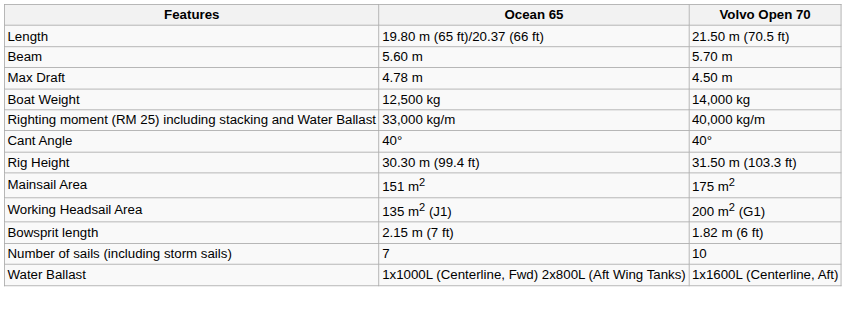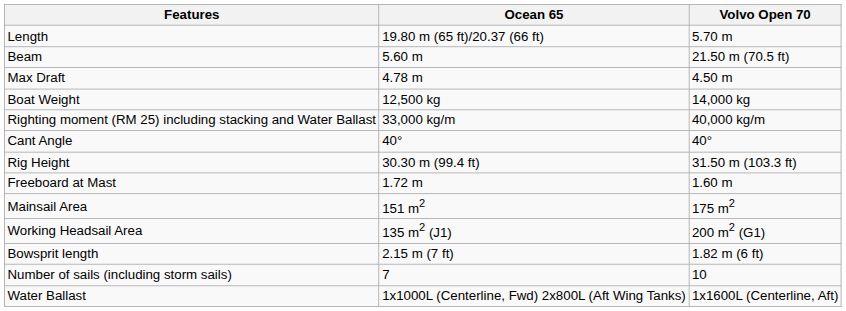(741, 36) 21.50 m (70.5 ft) -> (712, 36) 5.70 m
(712, 57) 5.70 m -> (741, 57) 21.50 m (70.5 ft)
+ row: (62, 183)
